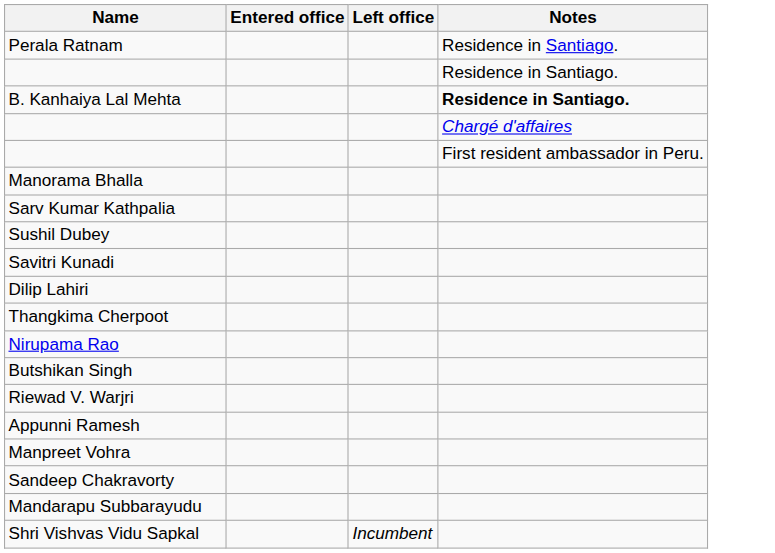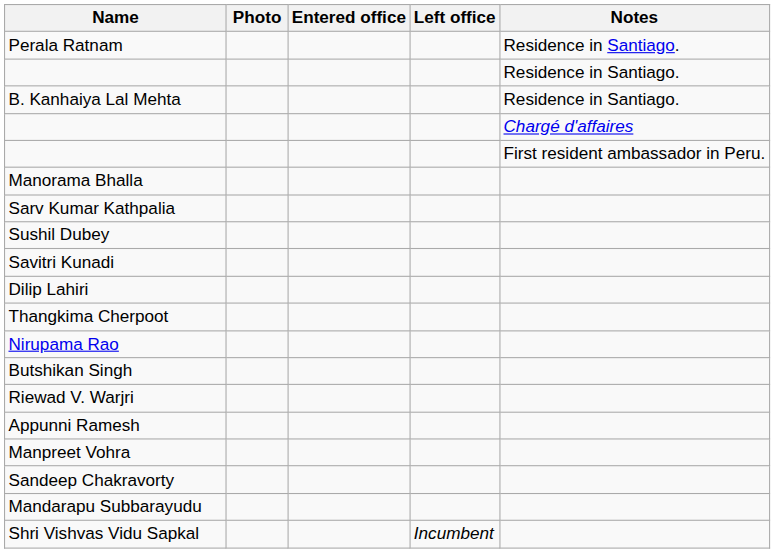+ column: (257, 18)
(536, 99) bold -> (592, 99) normal
